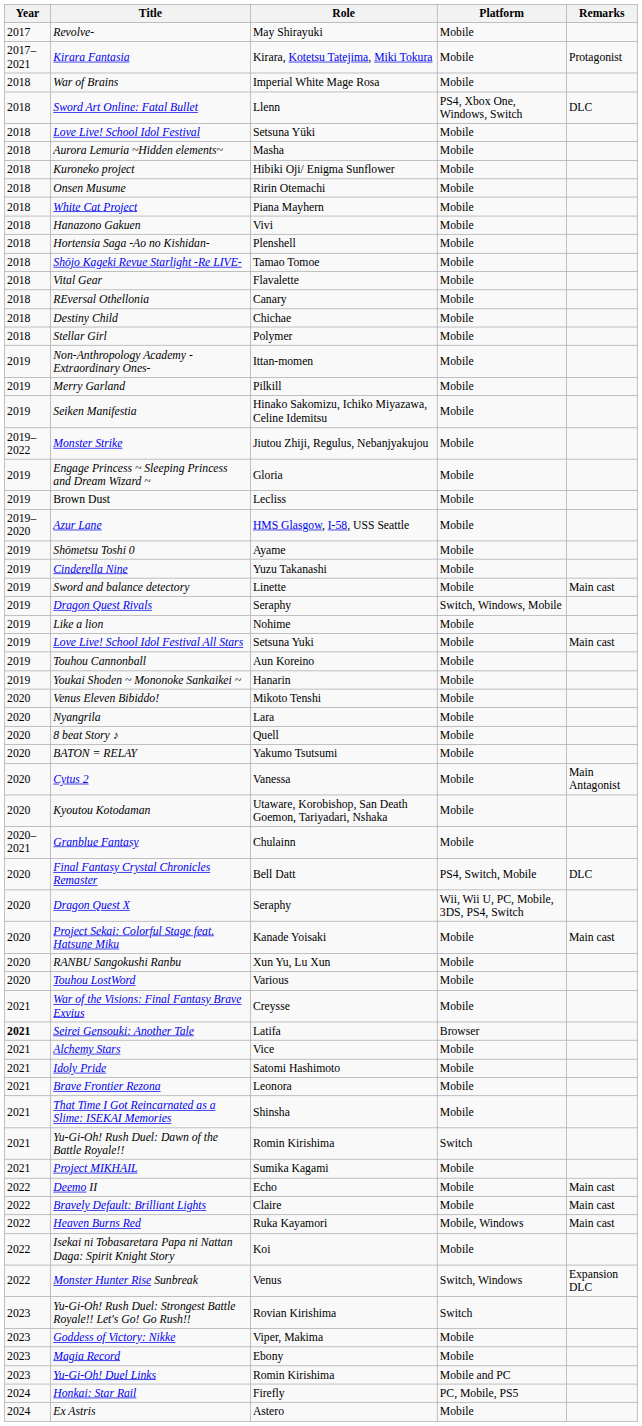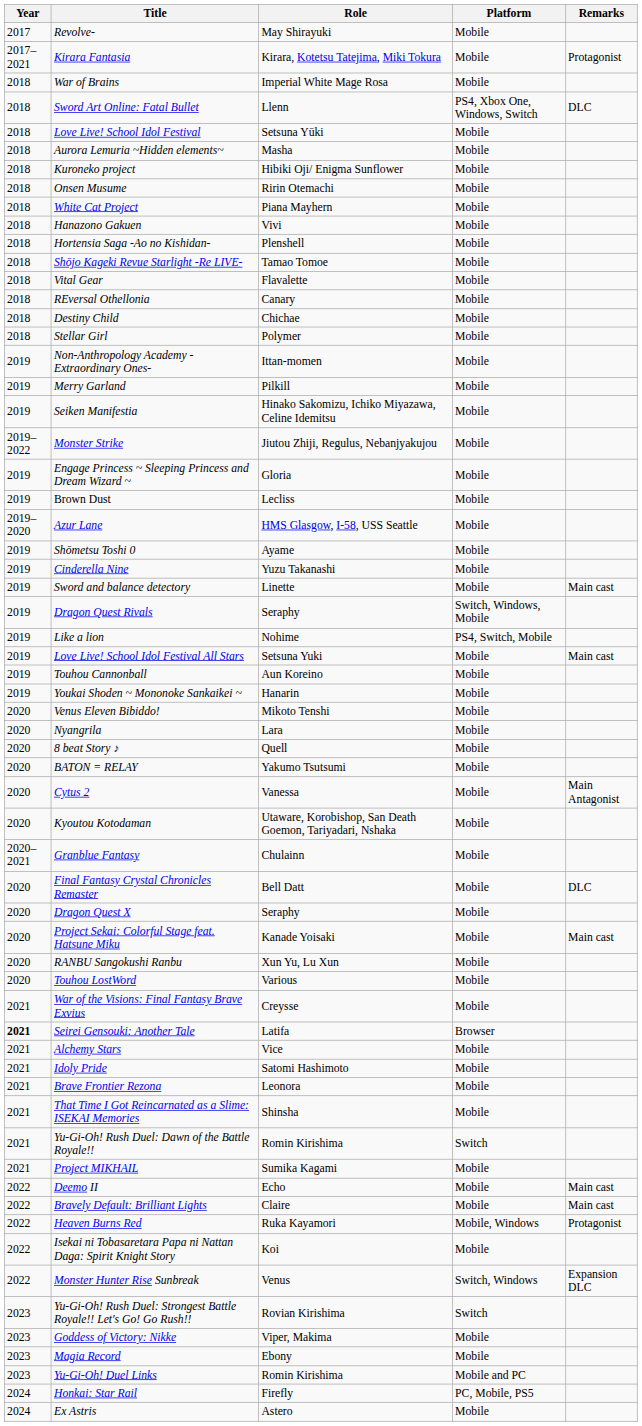(457, 624) Mobile -> (503, 637) PS4, Switch, Mobile
(488, 874) PS4, Switch, Mobile -> (472, 887) Mobile
(497, 905) Wii, Wii U, PC, Mobile, 3DS, PS4, Switch -> (472, 912) Mobile
(592, 1224) Main cast -> (595, 1224) Protagonist
